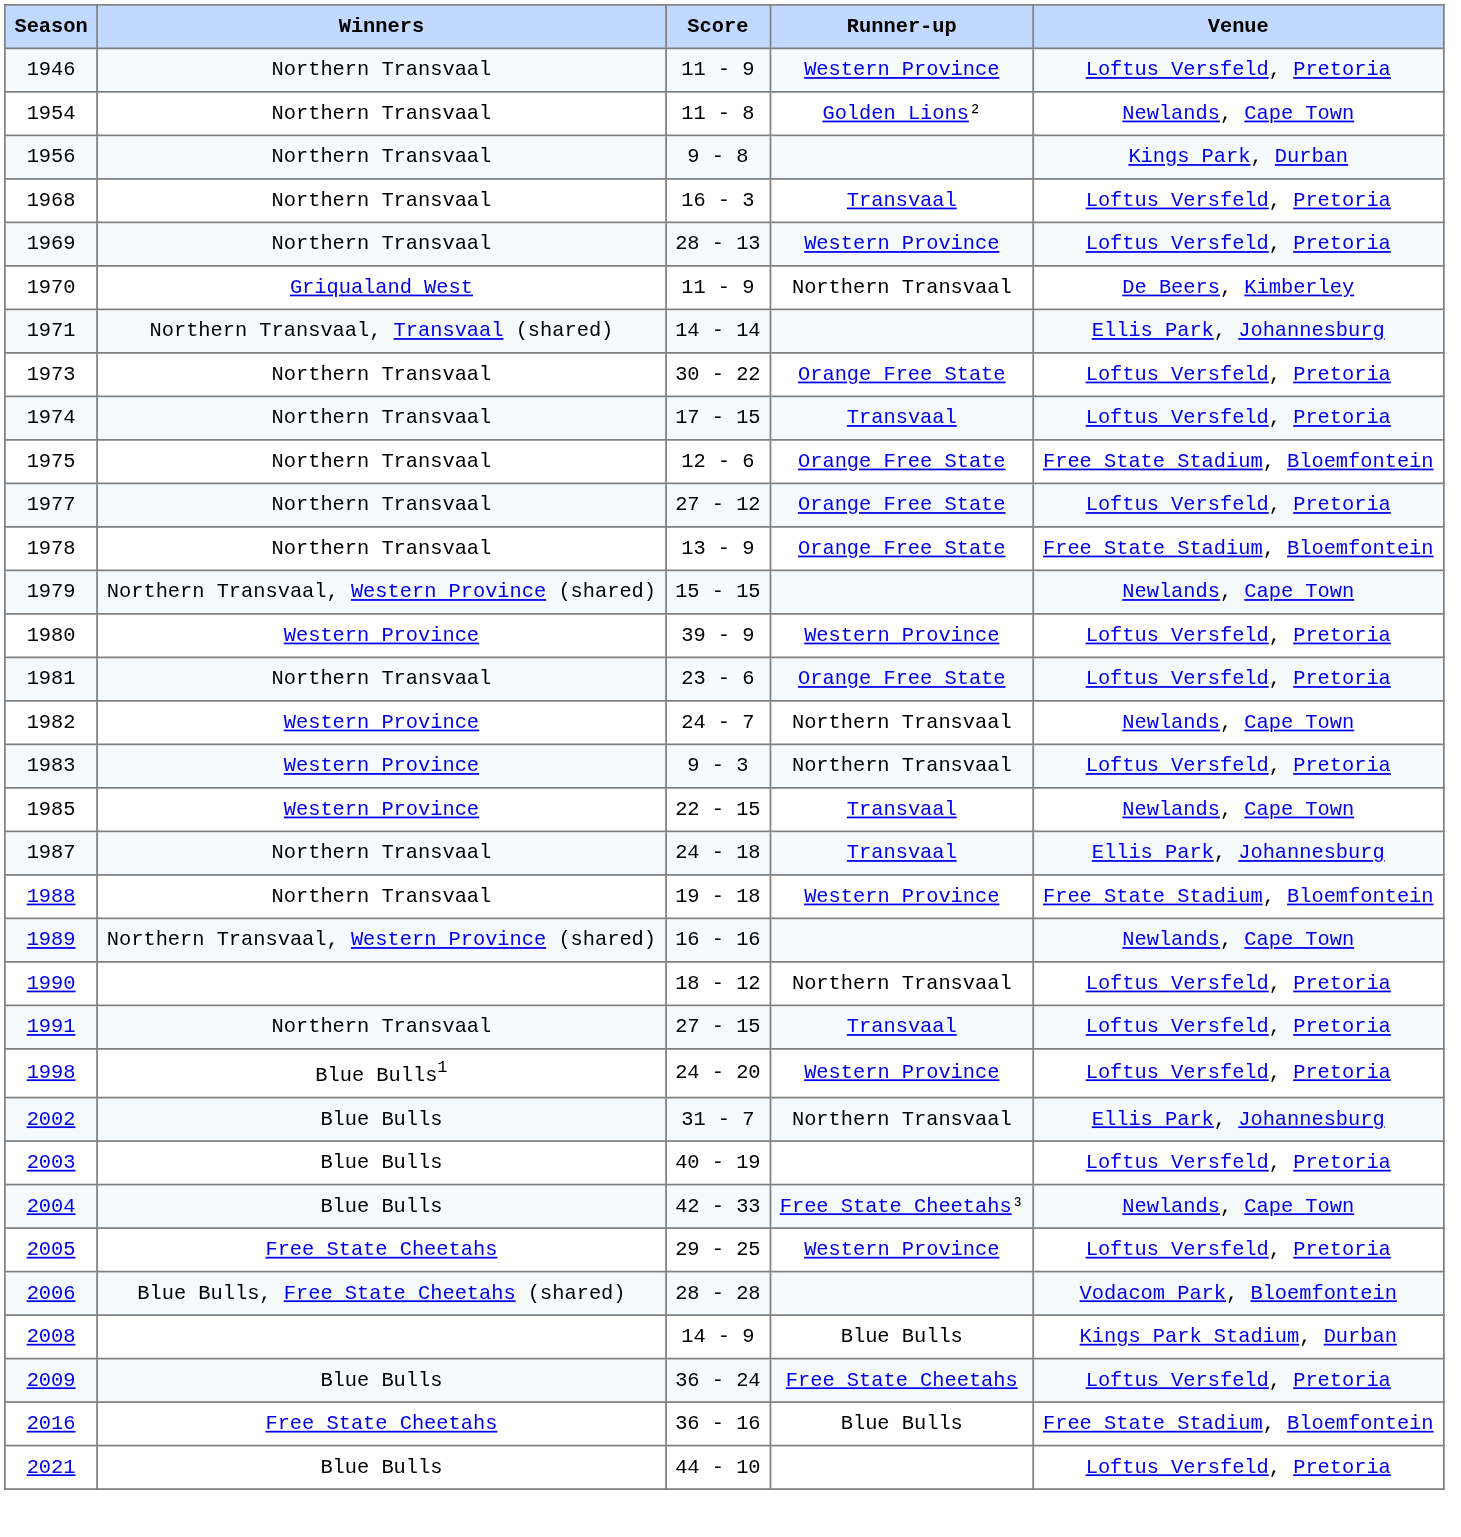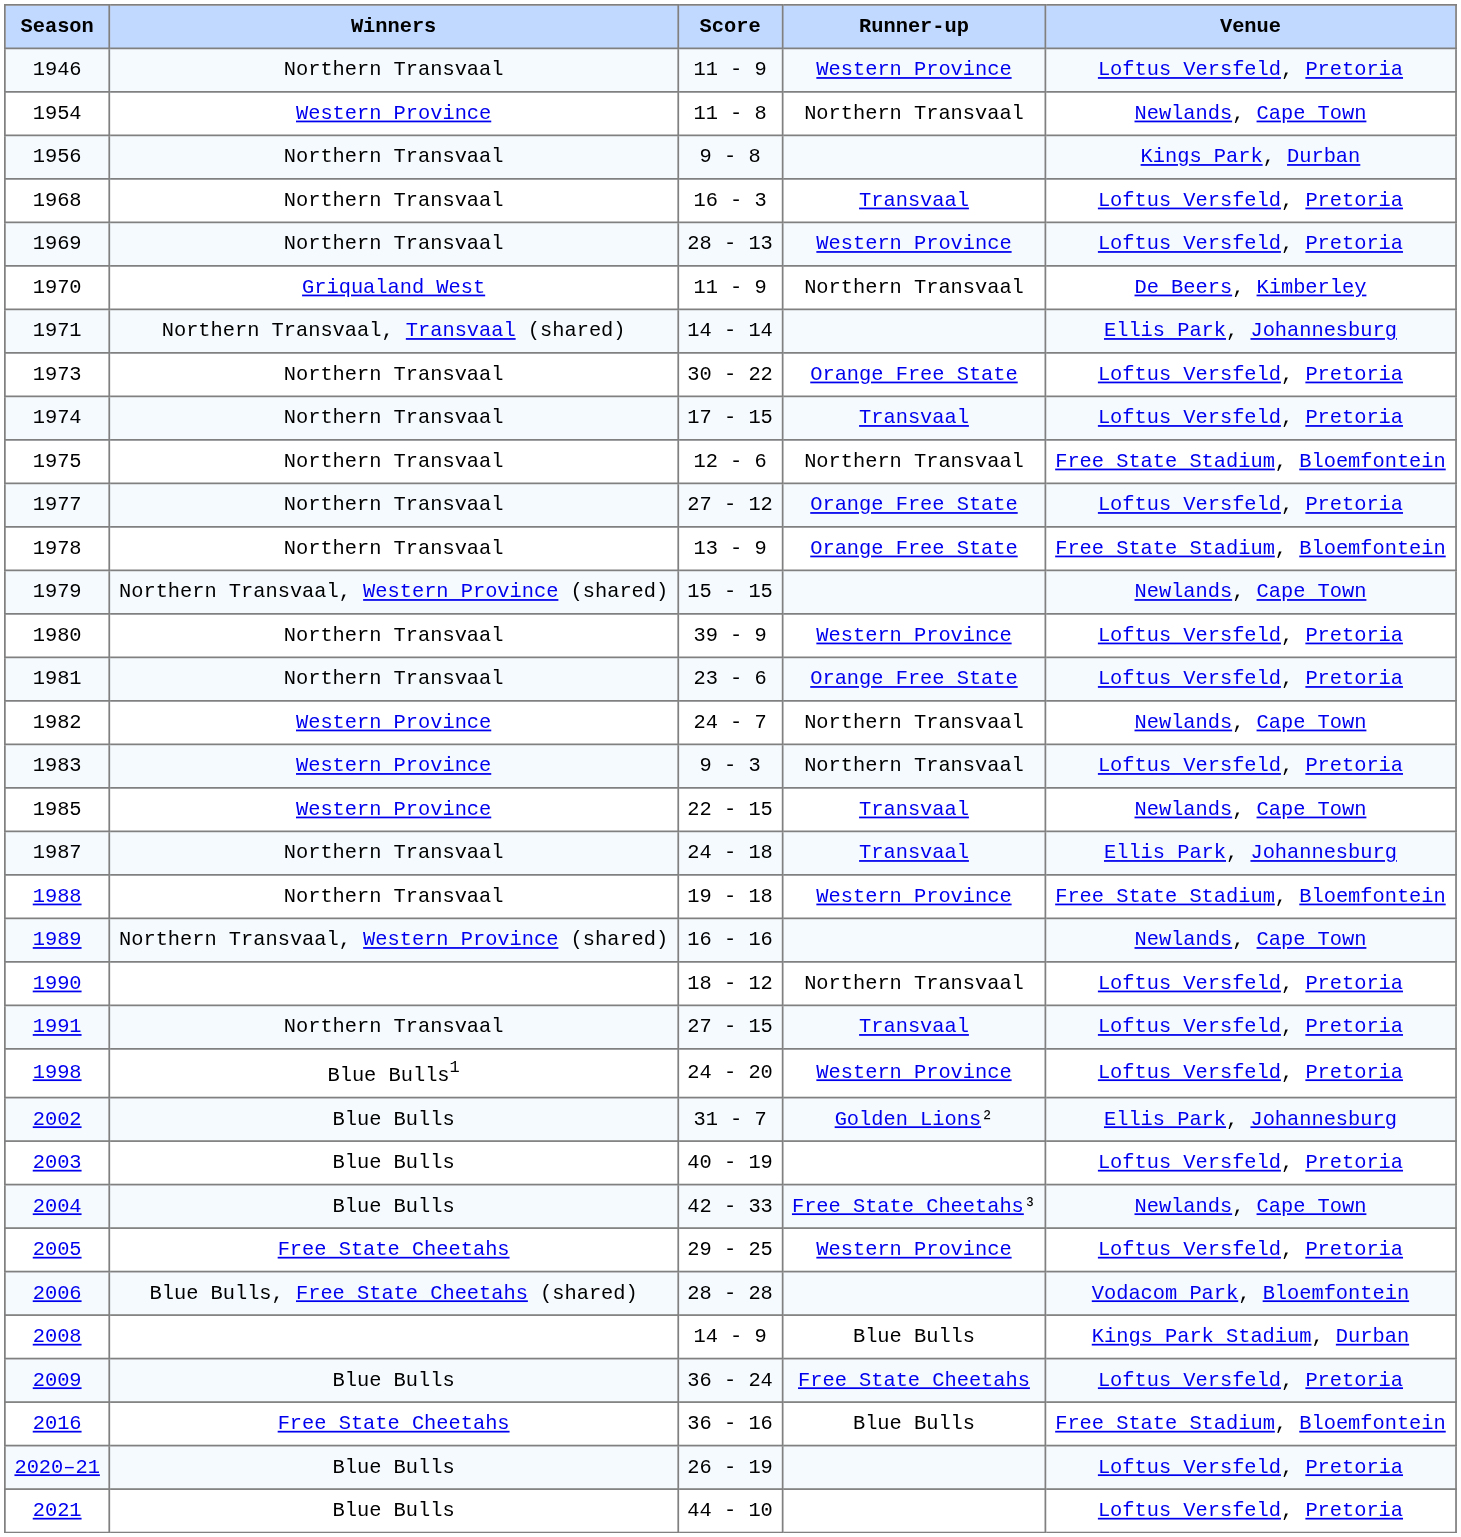(381, 114) Northern Transvaal -> (394, 114) Western Province
(902, 114) Golden Lions² -> (914, 114) Northern Transvaal
(902, 462) Orange Free State -> (914, 462) Northern Transvaal
(381, 636) Western Province -> (394, 636) Northern Transvaal
(902, 1119) Northern Transvaal -> (914, 1119) Golden Lions²
+ row: (57, 1467)
